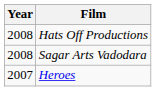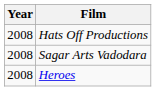(20, 75) 2007 -> (20, 75) 2008
